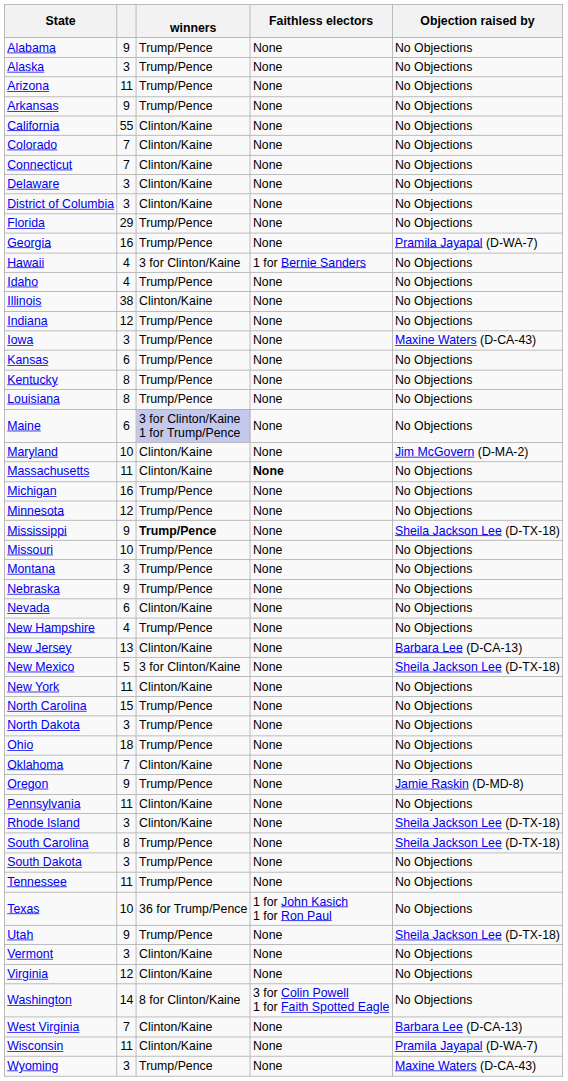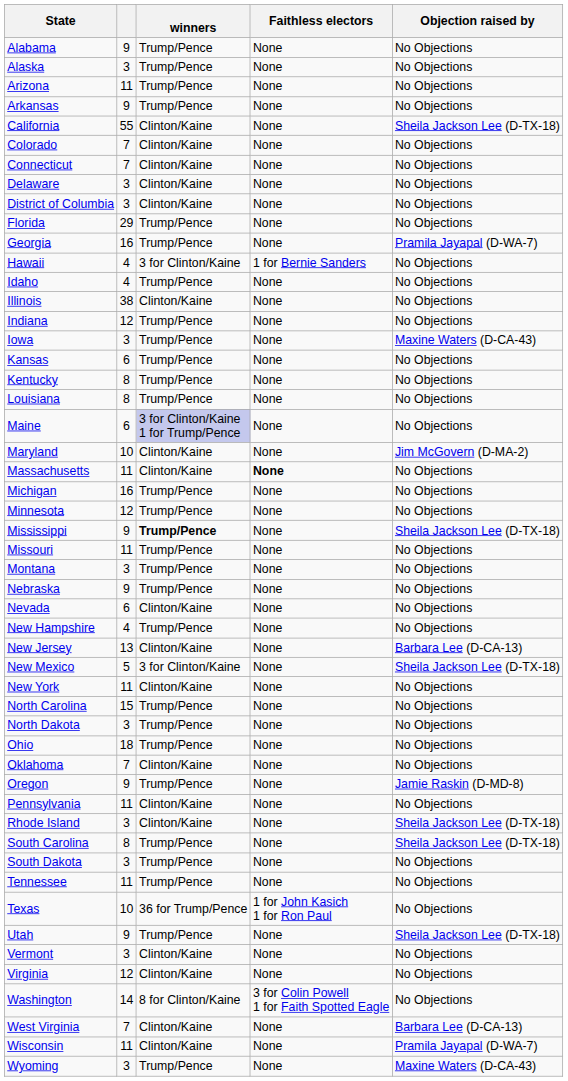(434, 125) No Objections -> (477, 125) Sheila Jackson Lee (D-TX-18)
(127, 549) 10 -> (127, 549) 11
